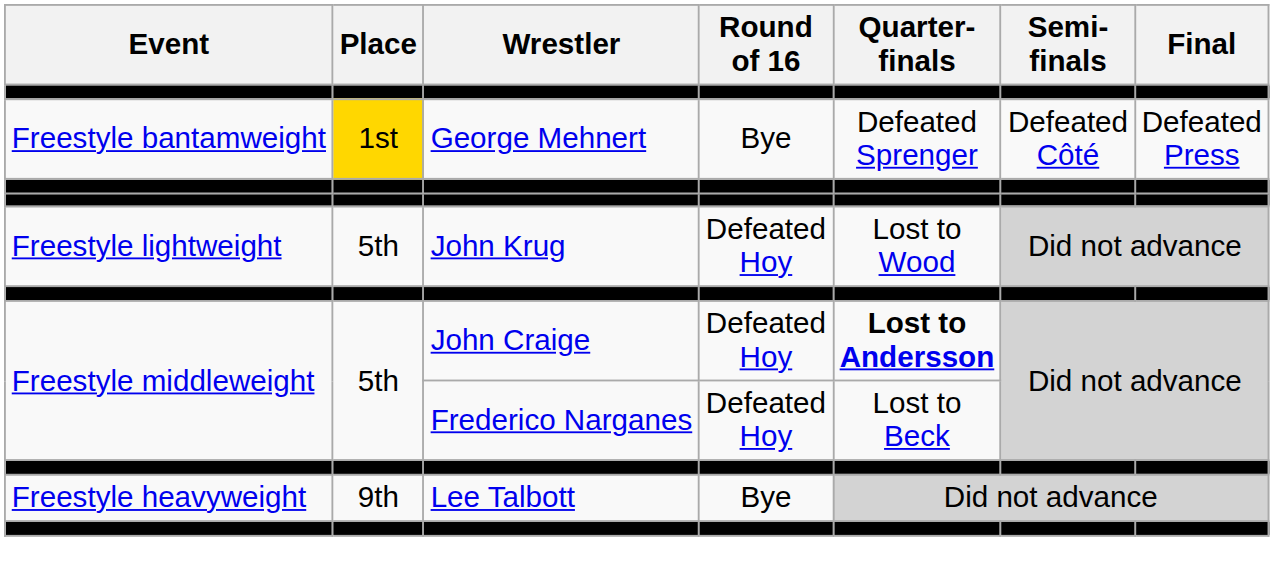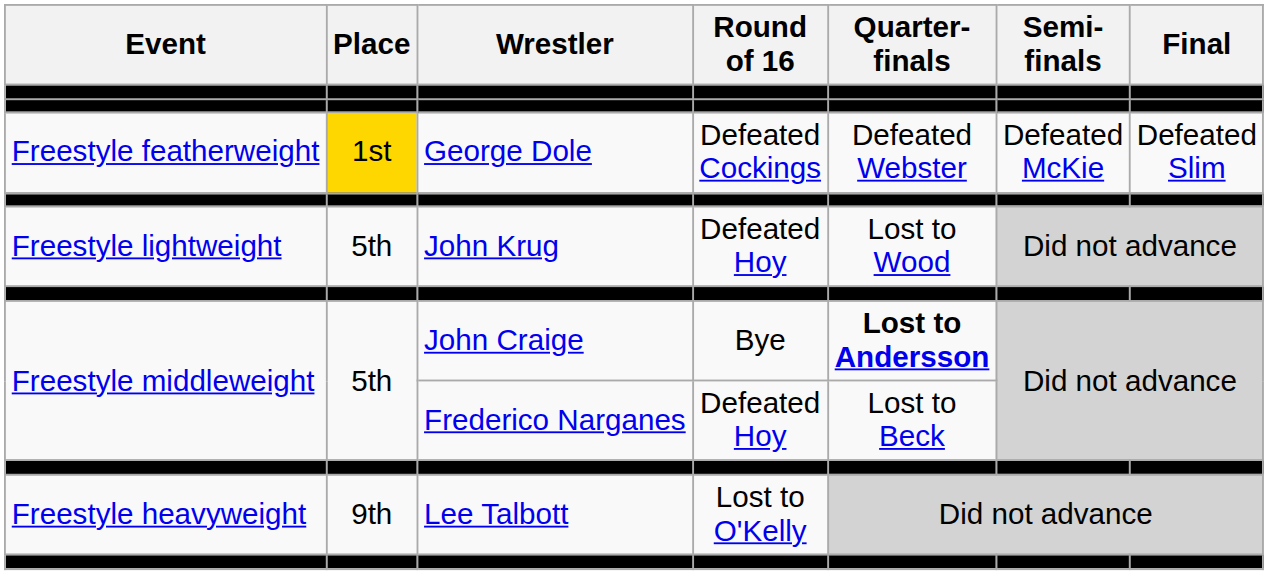- row: (169, 138)
+ row: (166, 152)
(766, 339) Defeated Hoy -> (760, 339) Bye
(766, 497) Bye -> (760, 514) Lost to O'Kelly
